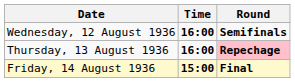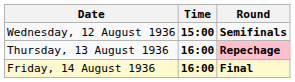(198, 32) 16:00 -> (198, 32) 15:00
(198, 68) 15:00 -> (198, 68) 16:00
